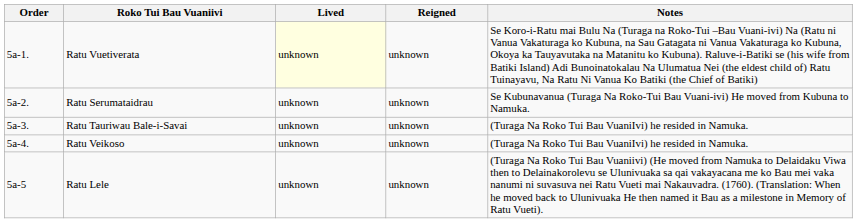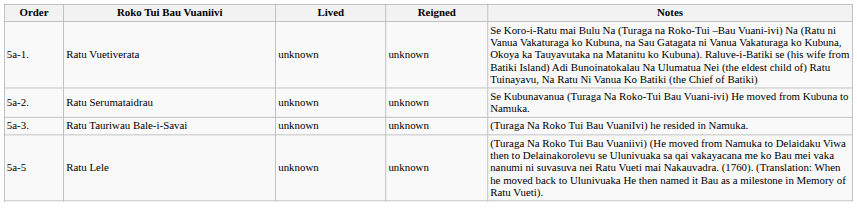(298, 54) lightyellow background -> (298, 54) no background
- row: (95, 143)
